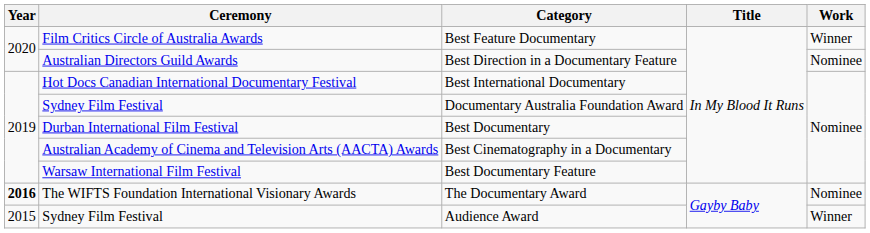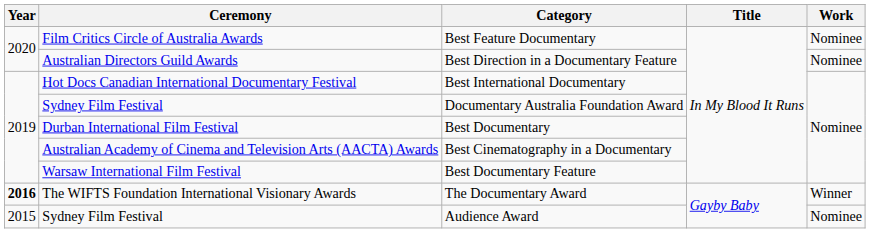(831, 37) Winner -> (836, 37) Nominee
(836, 194) Nominee -> (831, 194) Winner
(831, 216) Winner -> (836, 216) Nominee
